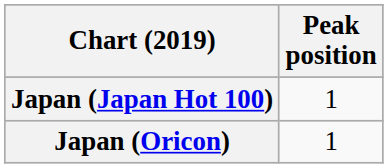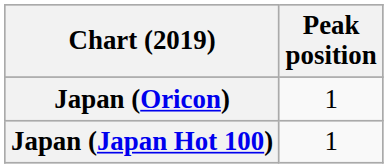rows swapped: (142, 98) <-> (142, 141)
